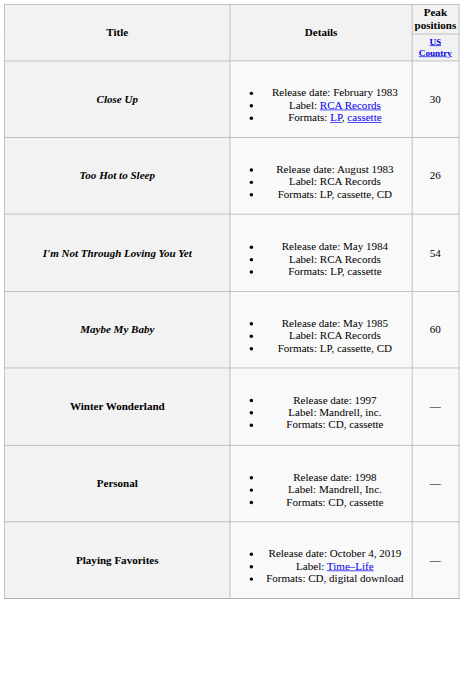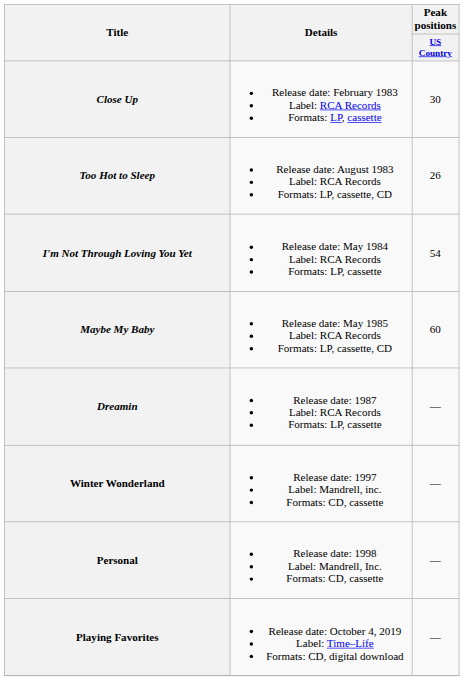+ row: (117, 406)
